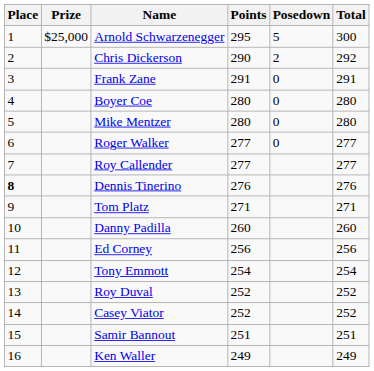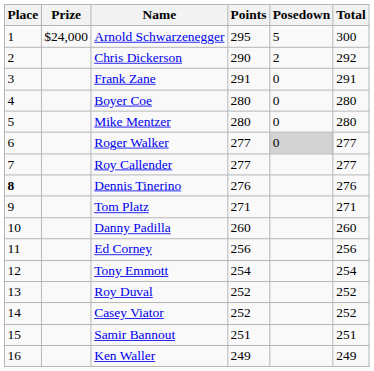(66, 36) $25,000 -> (66, 36) $24,000
(276, 143) no background -> (276, 143) lightgrey background
